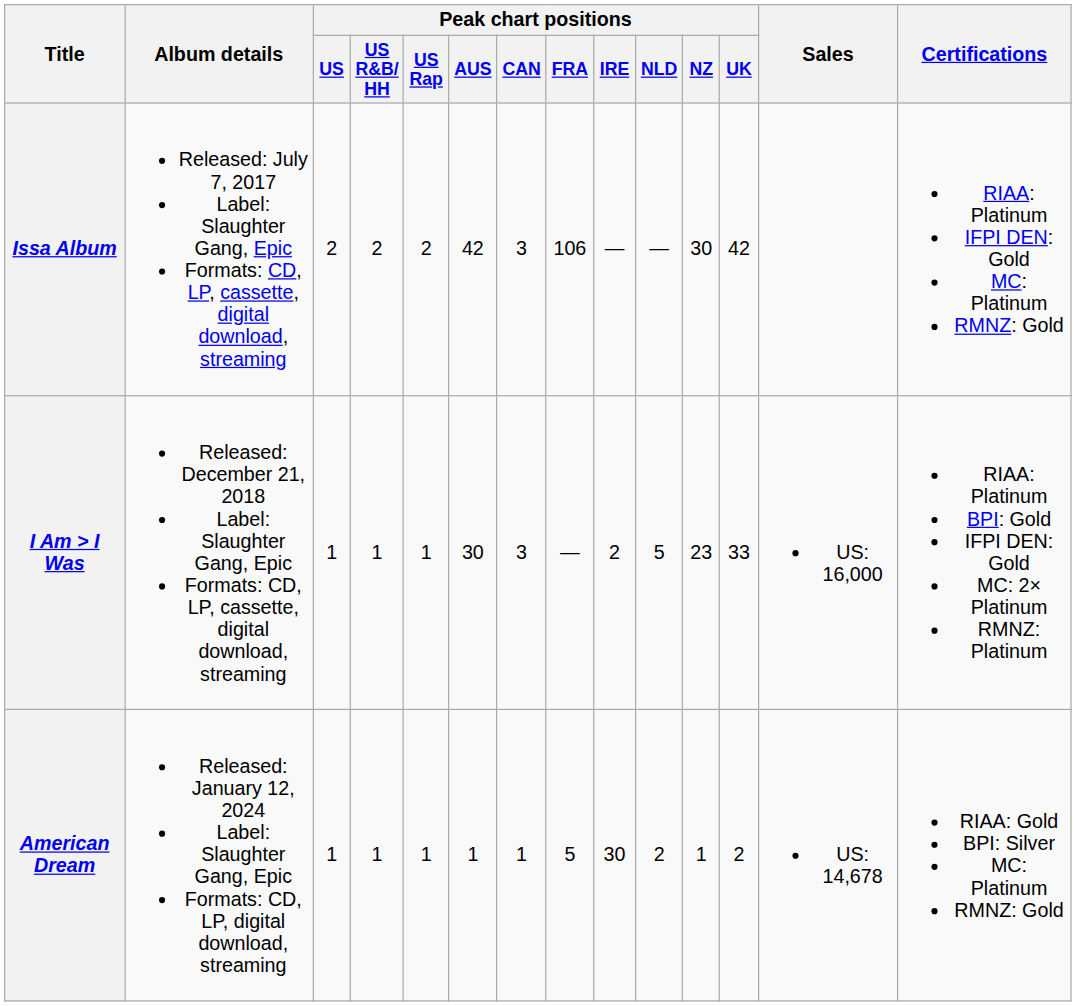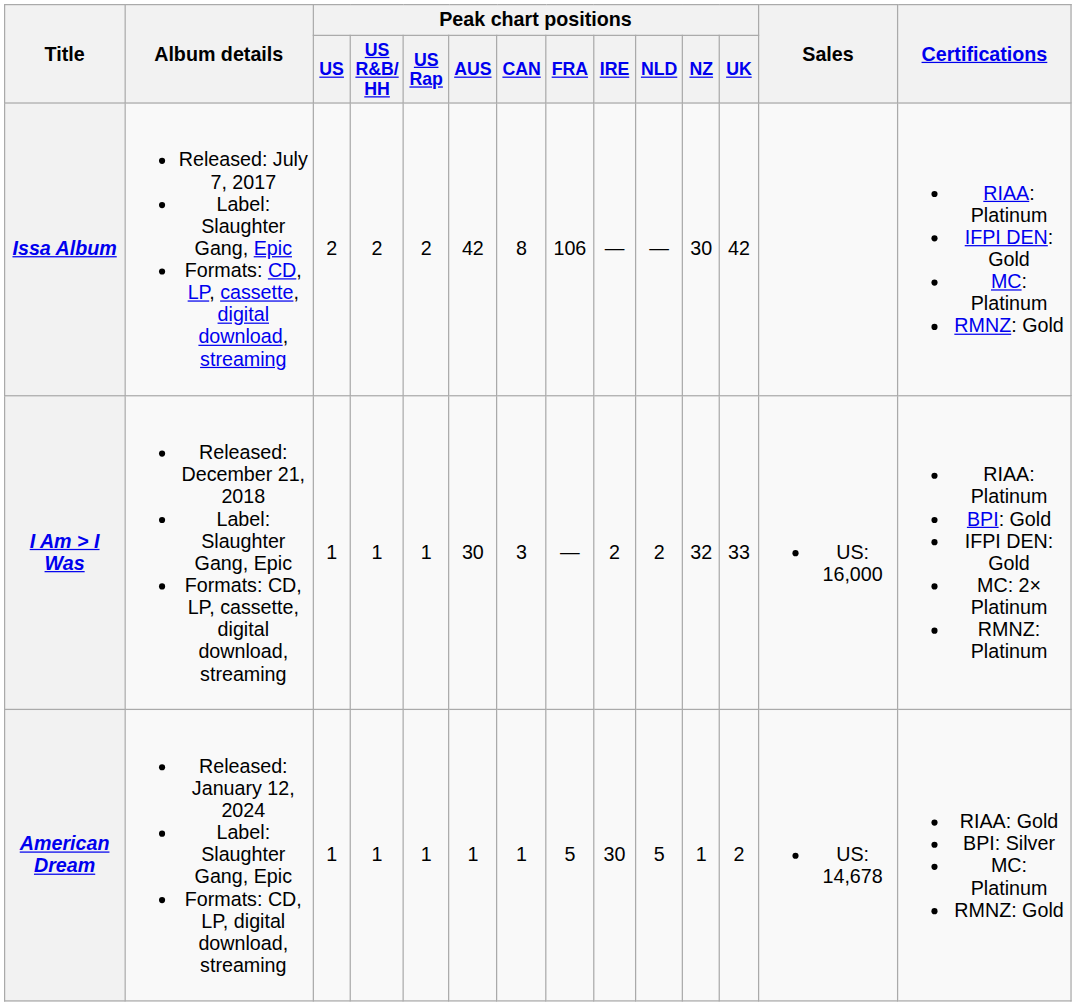(522, 249) 3 -> (522, 249) 8
(659, 552) 5 -> (659, 552) 2
(701, 552) 23 -> (701, 552) 32
(659, 855) 2 -> (659, 855) 5
